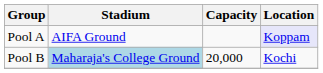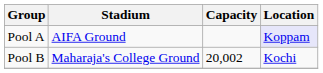(126, 57) lightblue background -> (126, 57) no background
(224, 57) 20,000 -> (224, 57) 20,002
